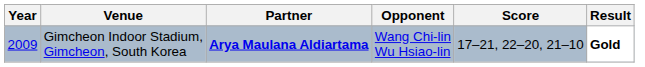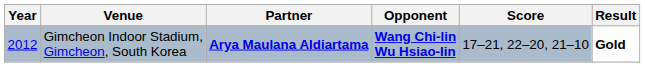(22, 44) 2009 -> (22, 44) 2012
(413, 44) normal -> (415, 44) bold
